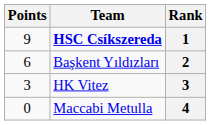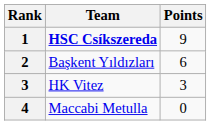columns swapped: (186, 16) <-> (27, 16)
